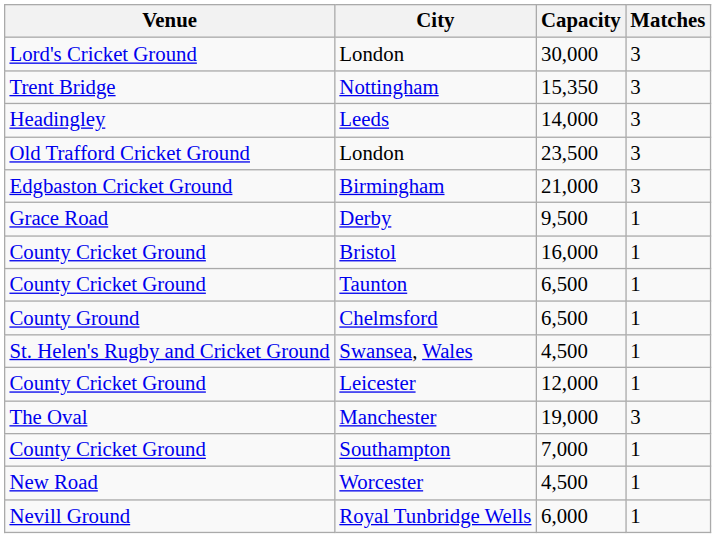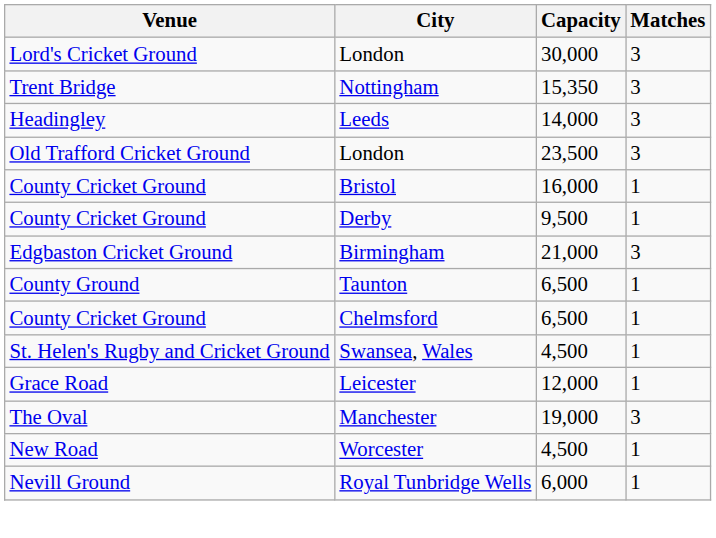rows swapped: (392, 185) <-> (368, 251)
(59, 218) Grace Road -> (108, 218) County Cricket Ground
(108, 284) County Cricket Ground -> (74, 284) County Ground
(74, 317) County Ground -> (108, 317) County Cricket Ground
(108, 383) County Cricket Ground -> (59, 383) Grace Road
- row: (395, 449)
